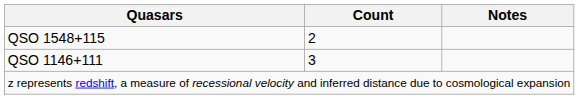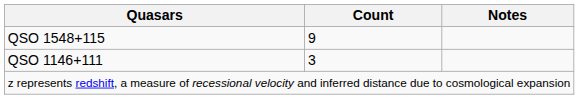(312, 37) 2 -> (312, 37) 9
